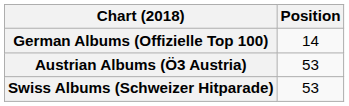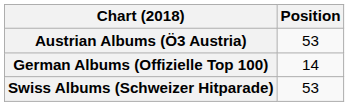rows swapped: (141, 64) <-> (141, 40)
